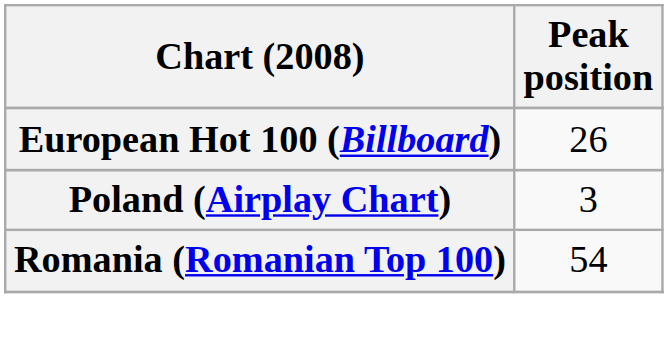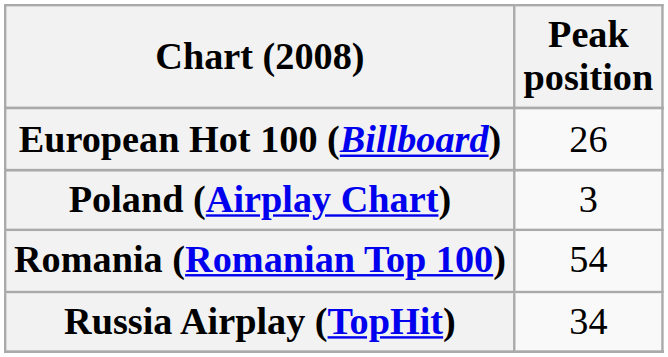+ row: (260, 320)
